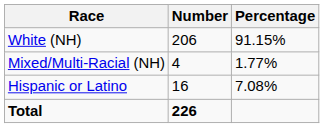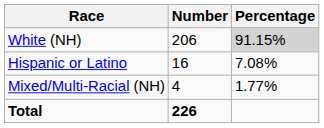(260, 39) no background -> (260, 39) lightgrey background
rows swapped: (86, 63) <-> (67, 87)
